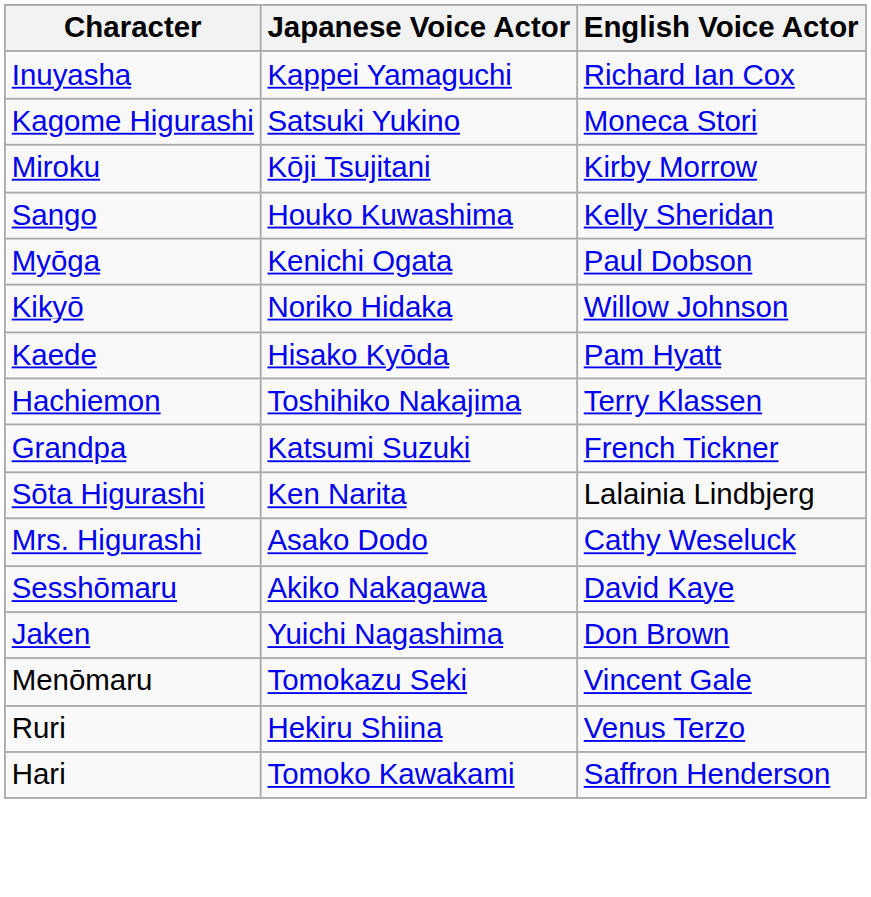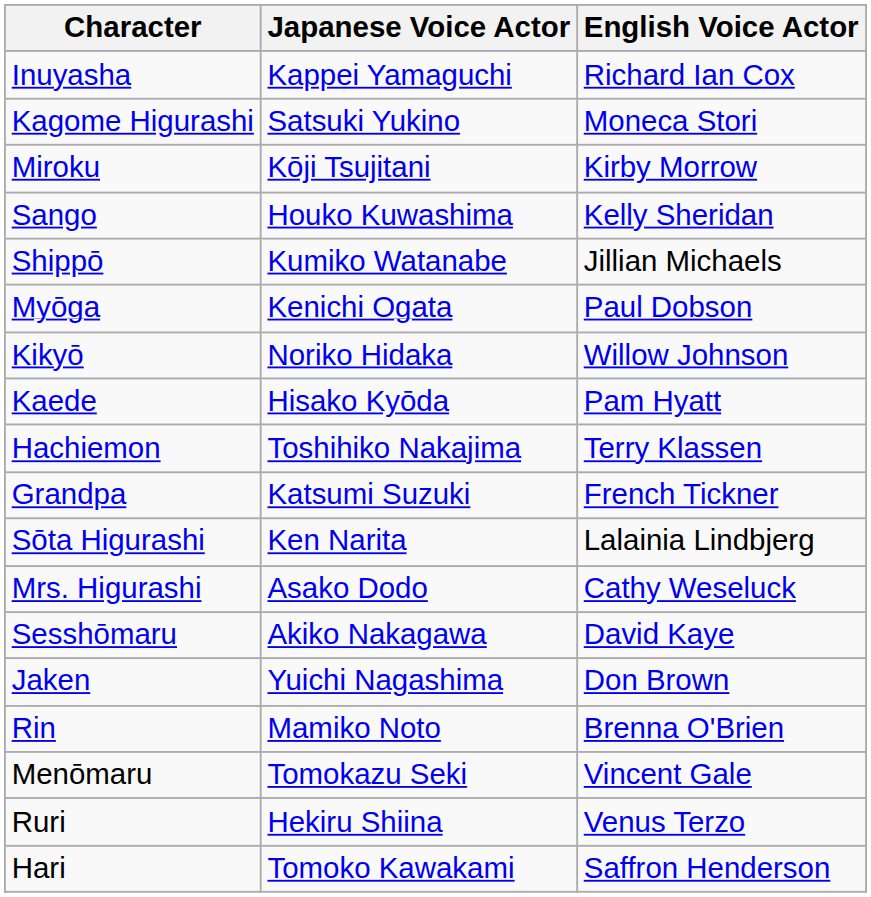+ row: (58, 261)
+ row: (34, 728)
